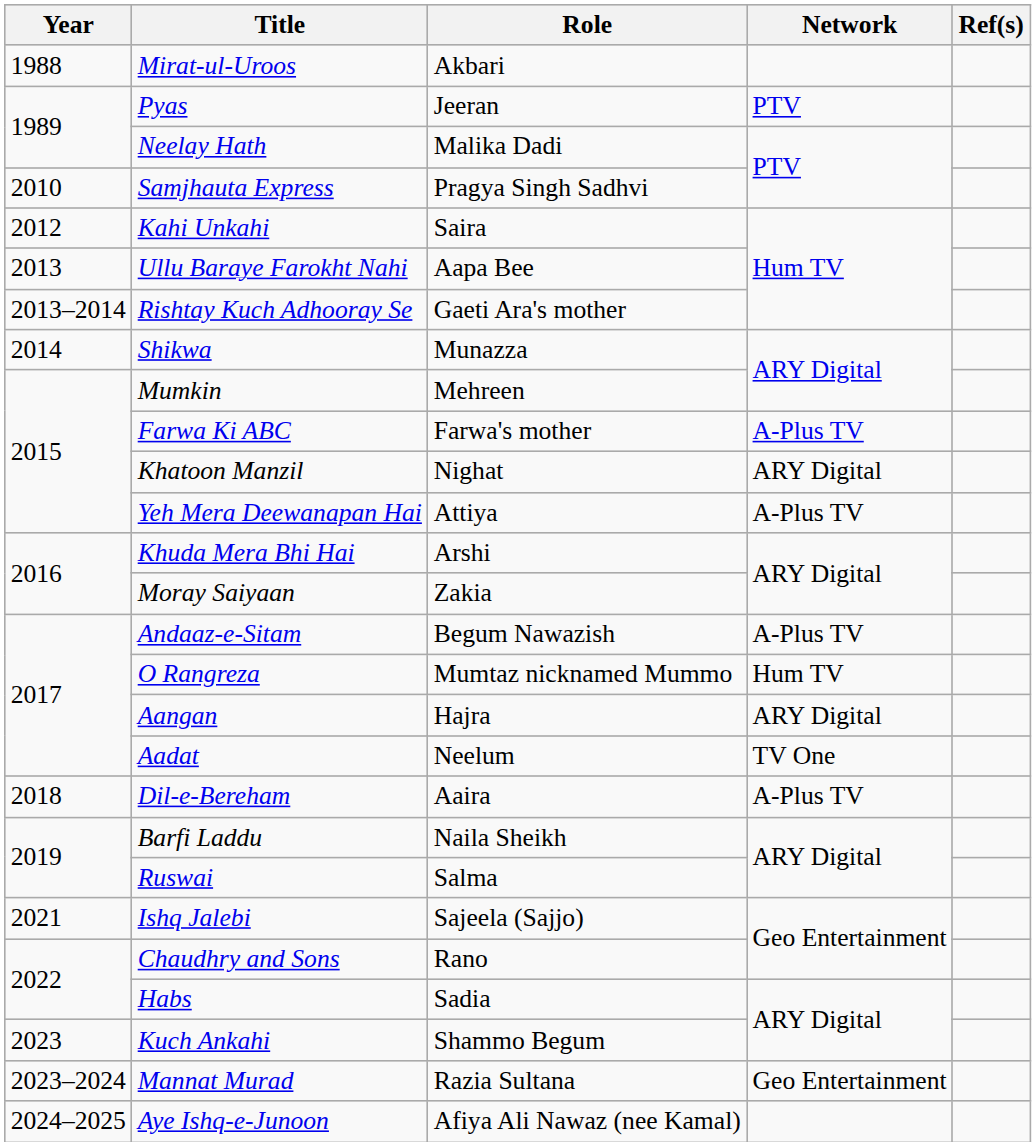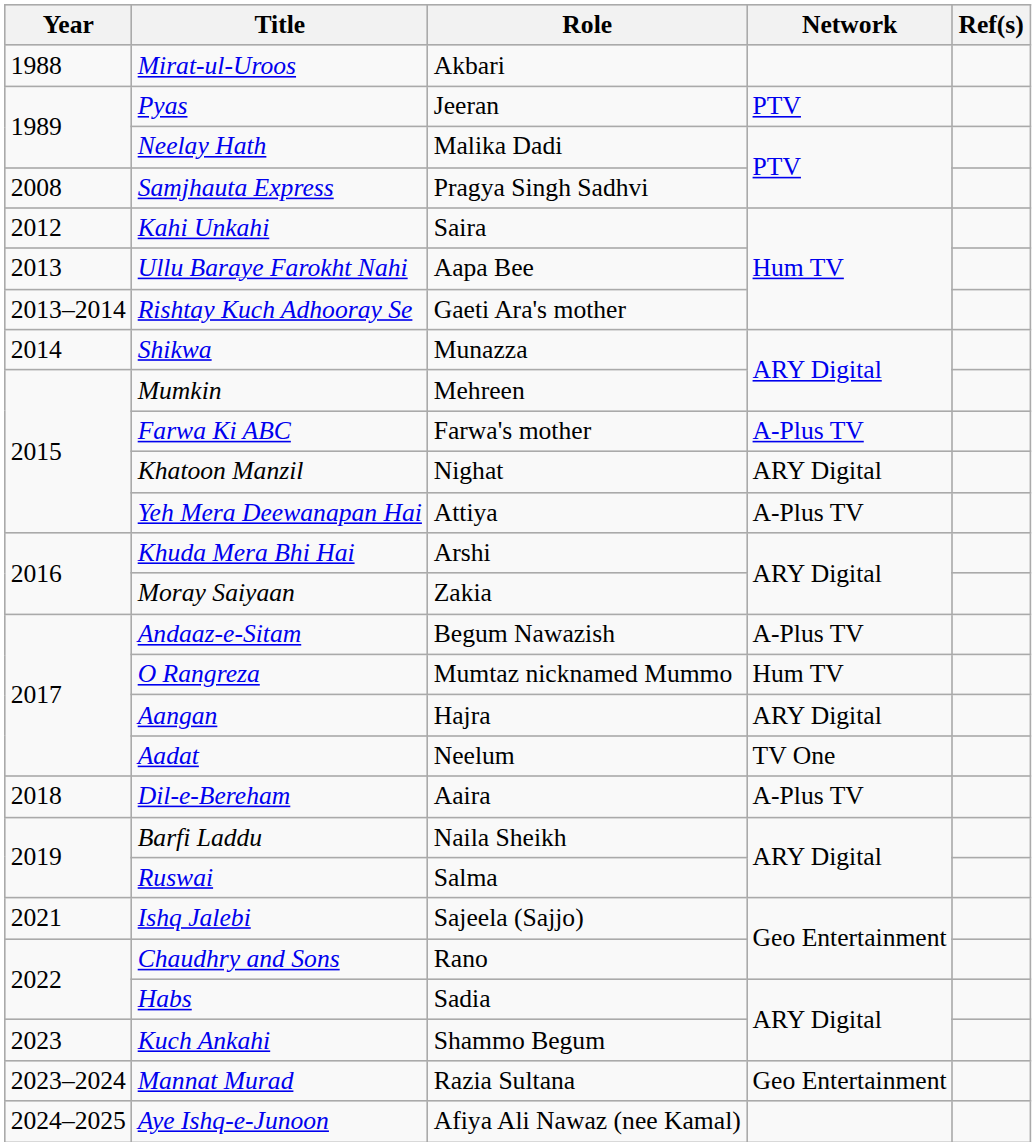(36, 187) 2010 -> (36, 187) 2008
